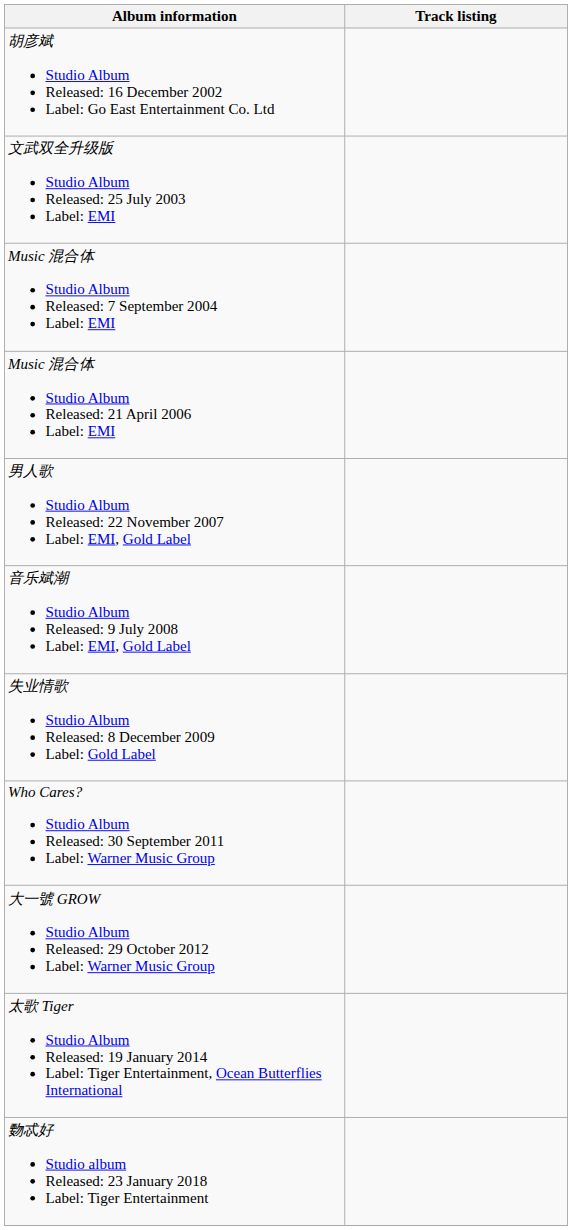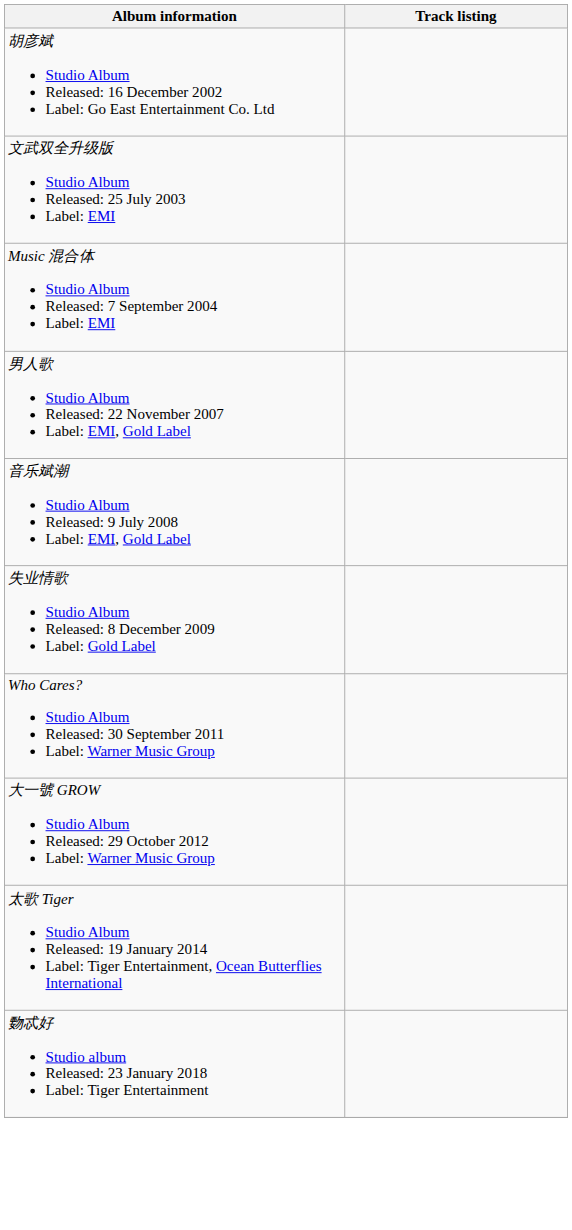- row: (174, 398)
